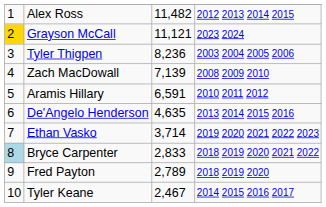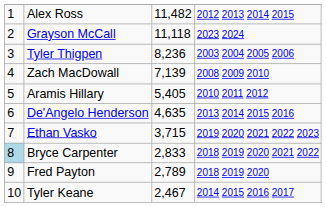(11, 34) gold background -> (11, 34) no background
(173, 34) 11,121 -> (173, 34) 11,118
(170, 93) 6,591 -> (170, 93) 5,405
(170, 133) 3,714 -> (170, 133) 3,715
